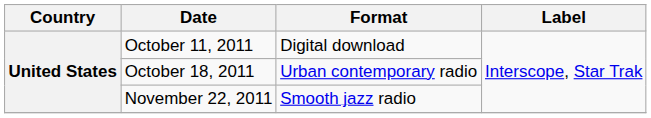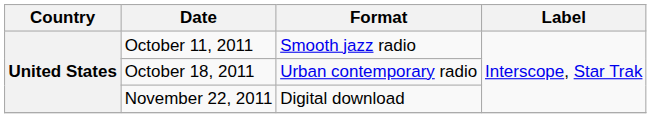(342, 44) Digital download -> (348, 44) Smooth jazz radio
(348, 98) Smooth jazz radio -> (342, 98) Digital download
